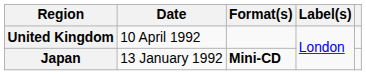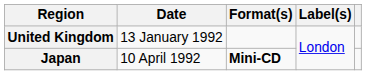(160, 37) 10 April 1992 -> (171, 37) 13 January 1992
(171, 59) 13 January 1992 -> (160, 59) 10 April 1992
